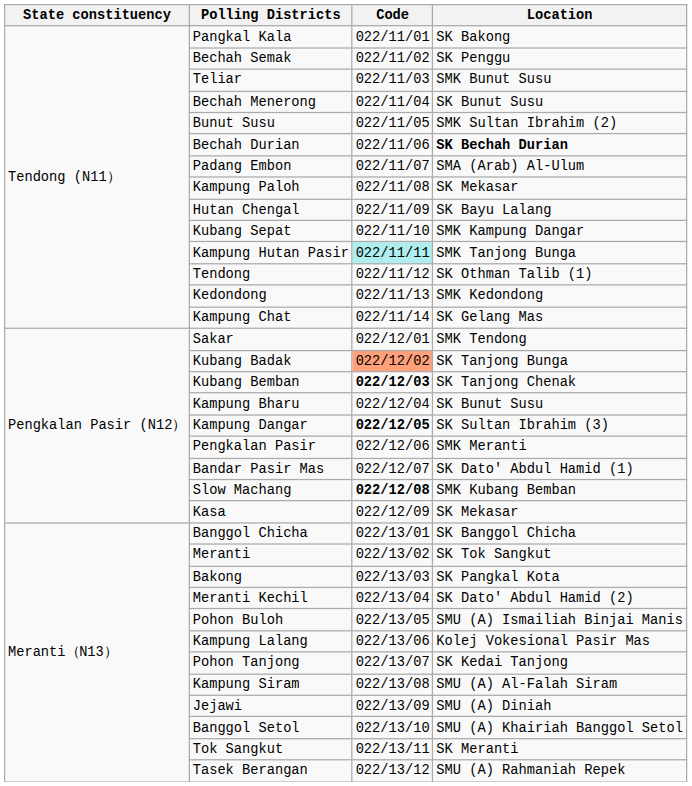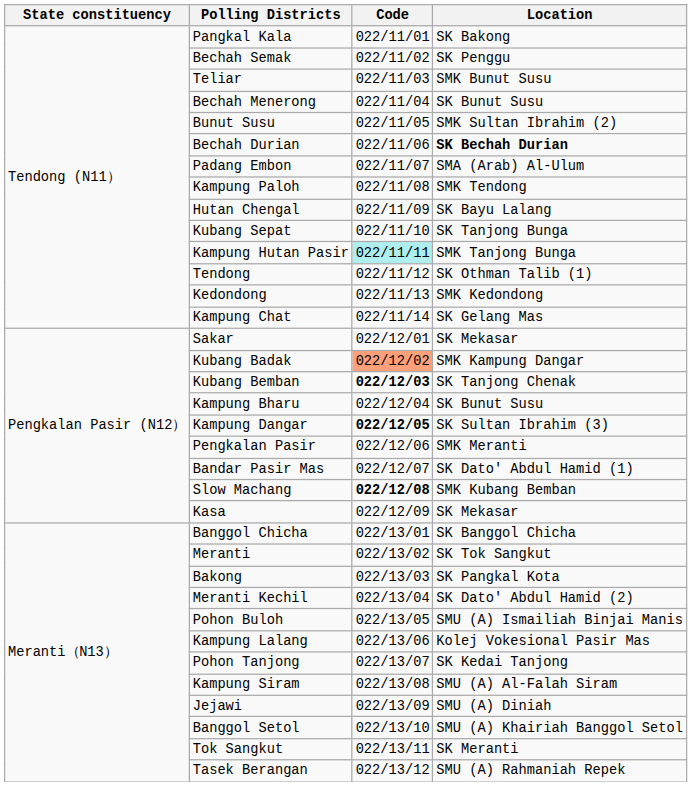(477, 188) SK Mekasar -> (482, 188) SMK Tendong
(510, 231) SMK Kampung Dangar -> (502, 231) SK Tanjong Bunga
(482, 339) SMK Tendong -> (477, 339) SK Mekasar
(502, 361) SK Tanjong Bunga -> (510, 361) SMK Kampung Dangar
